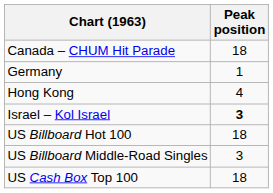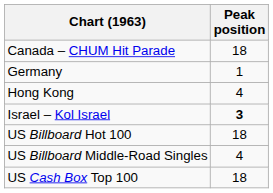(239, 156) 3 -> (239, 156) 4
